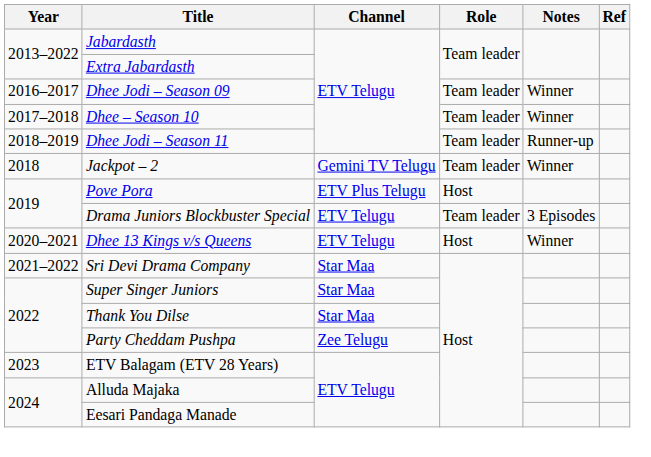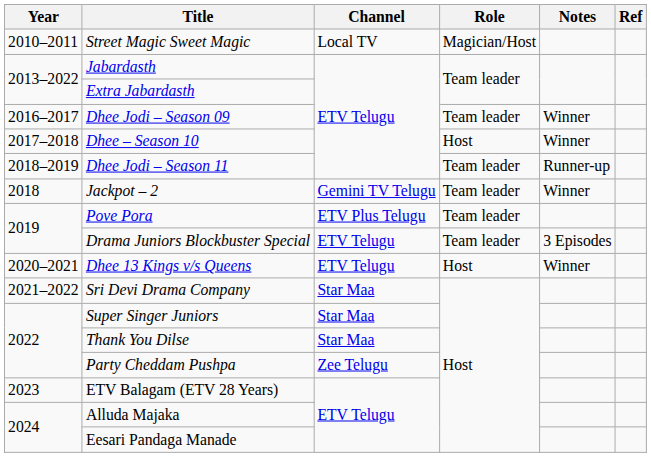+ row: (168, 41)
(481, 116) Team leader -> (458, 141) Host
(458, 191) Host -> (481, 215) Team leader
